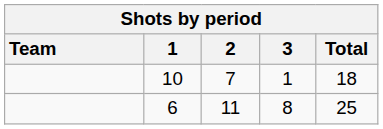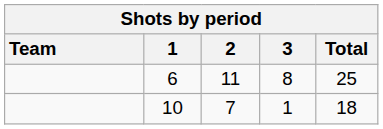rows swapped: (173, 78) <-> (173, 108)
